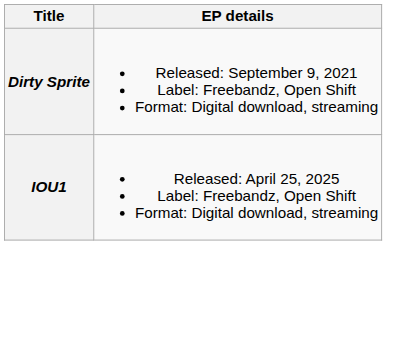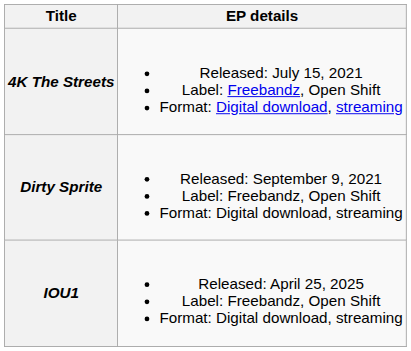+ row: (61, 81)
